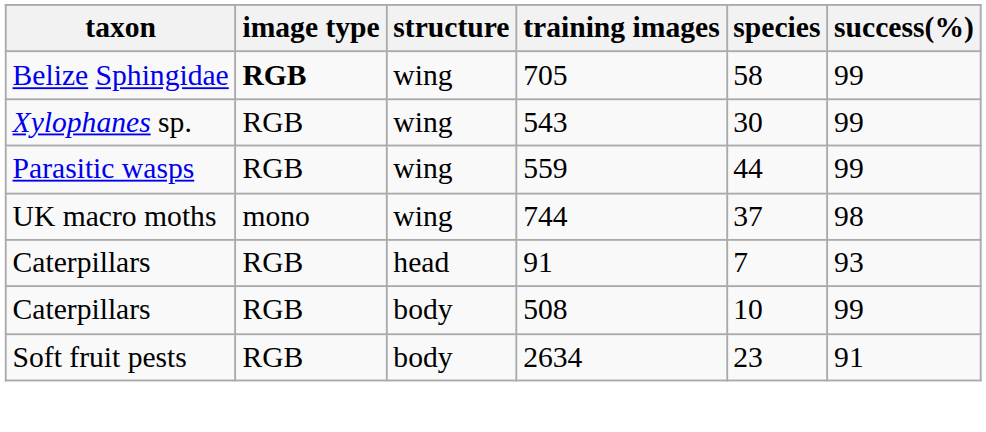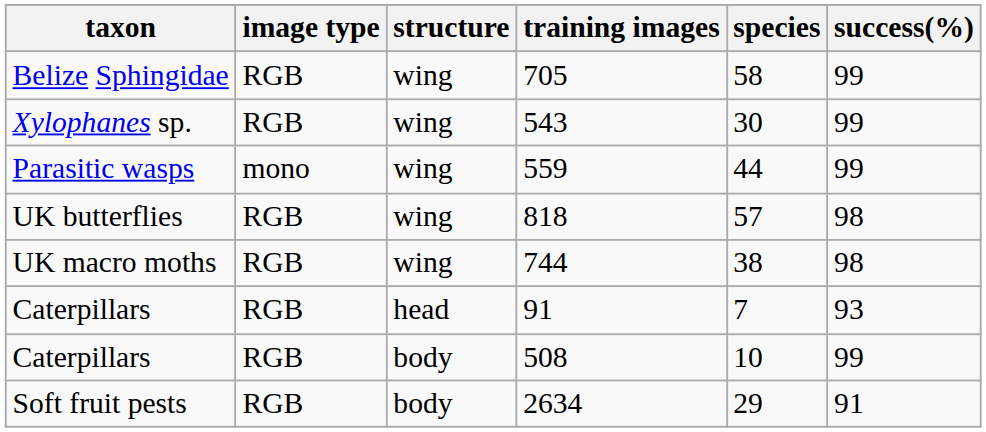(274, 74) bold -> (273, 74) normal
(273, 168) RGB -> (276, 168) mono
+ row: (545, 215)
(276, 215) mono -> (273, 262) RGB
(748, 215) 37 -> (748, 262) 38
(748, 356) 23 -> (748, 403) 29
